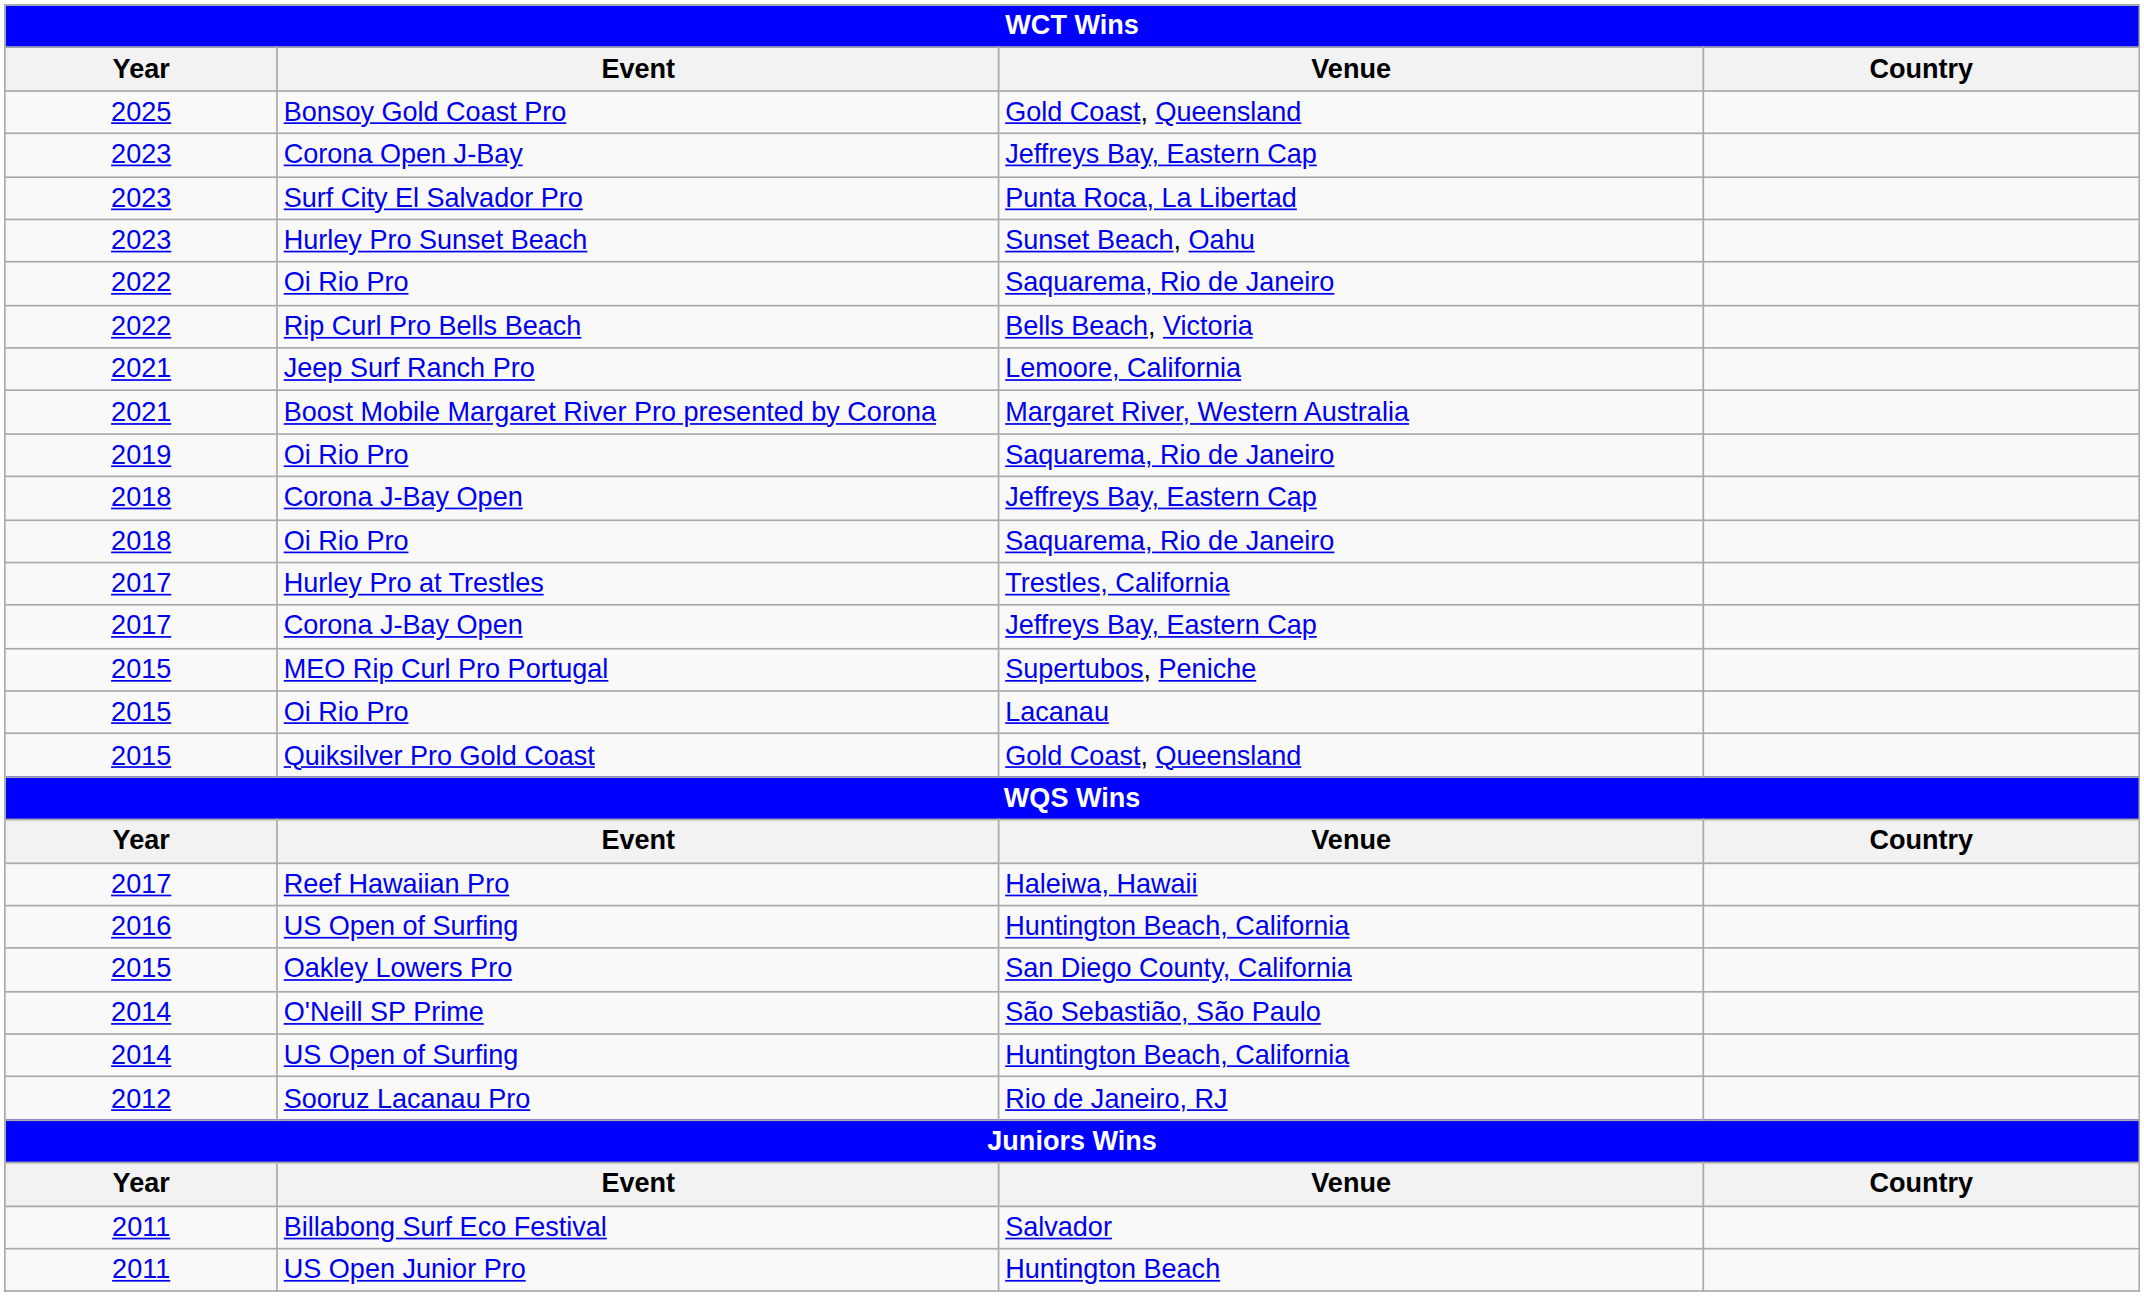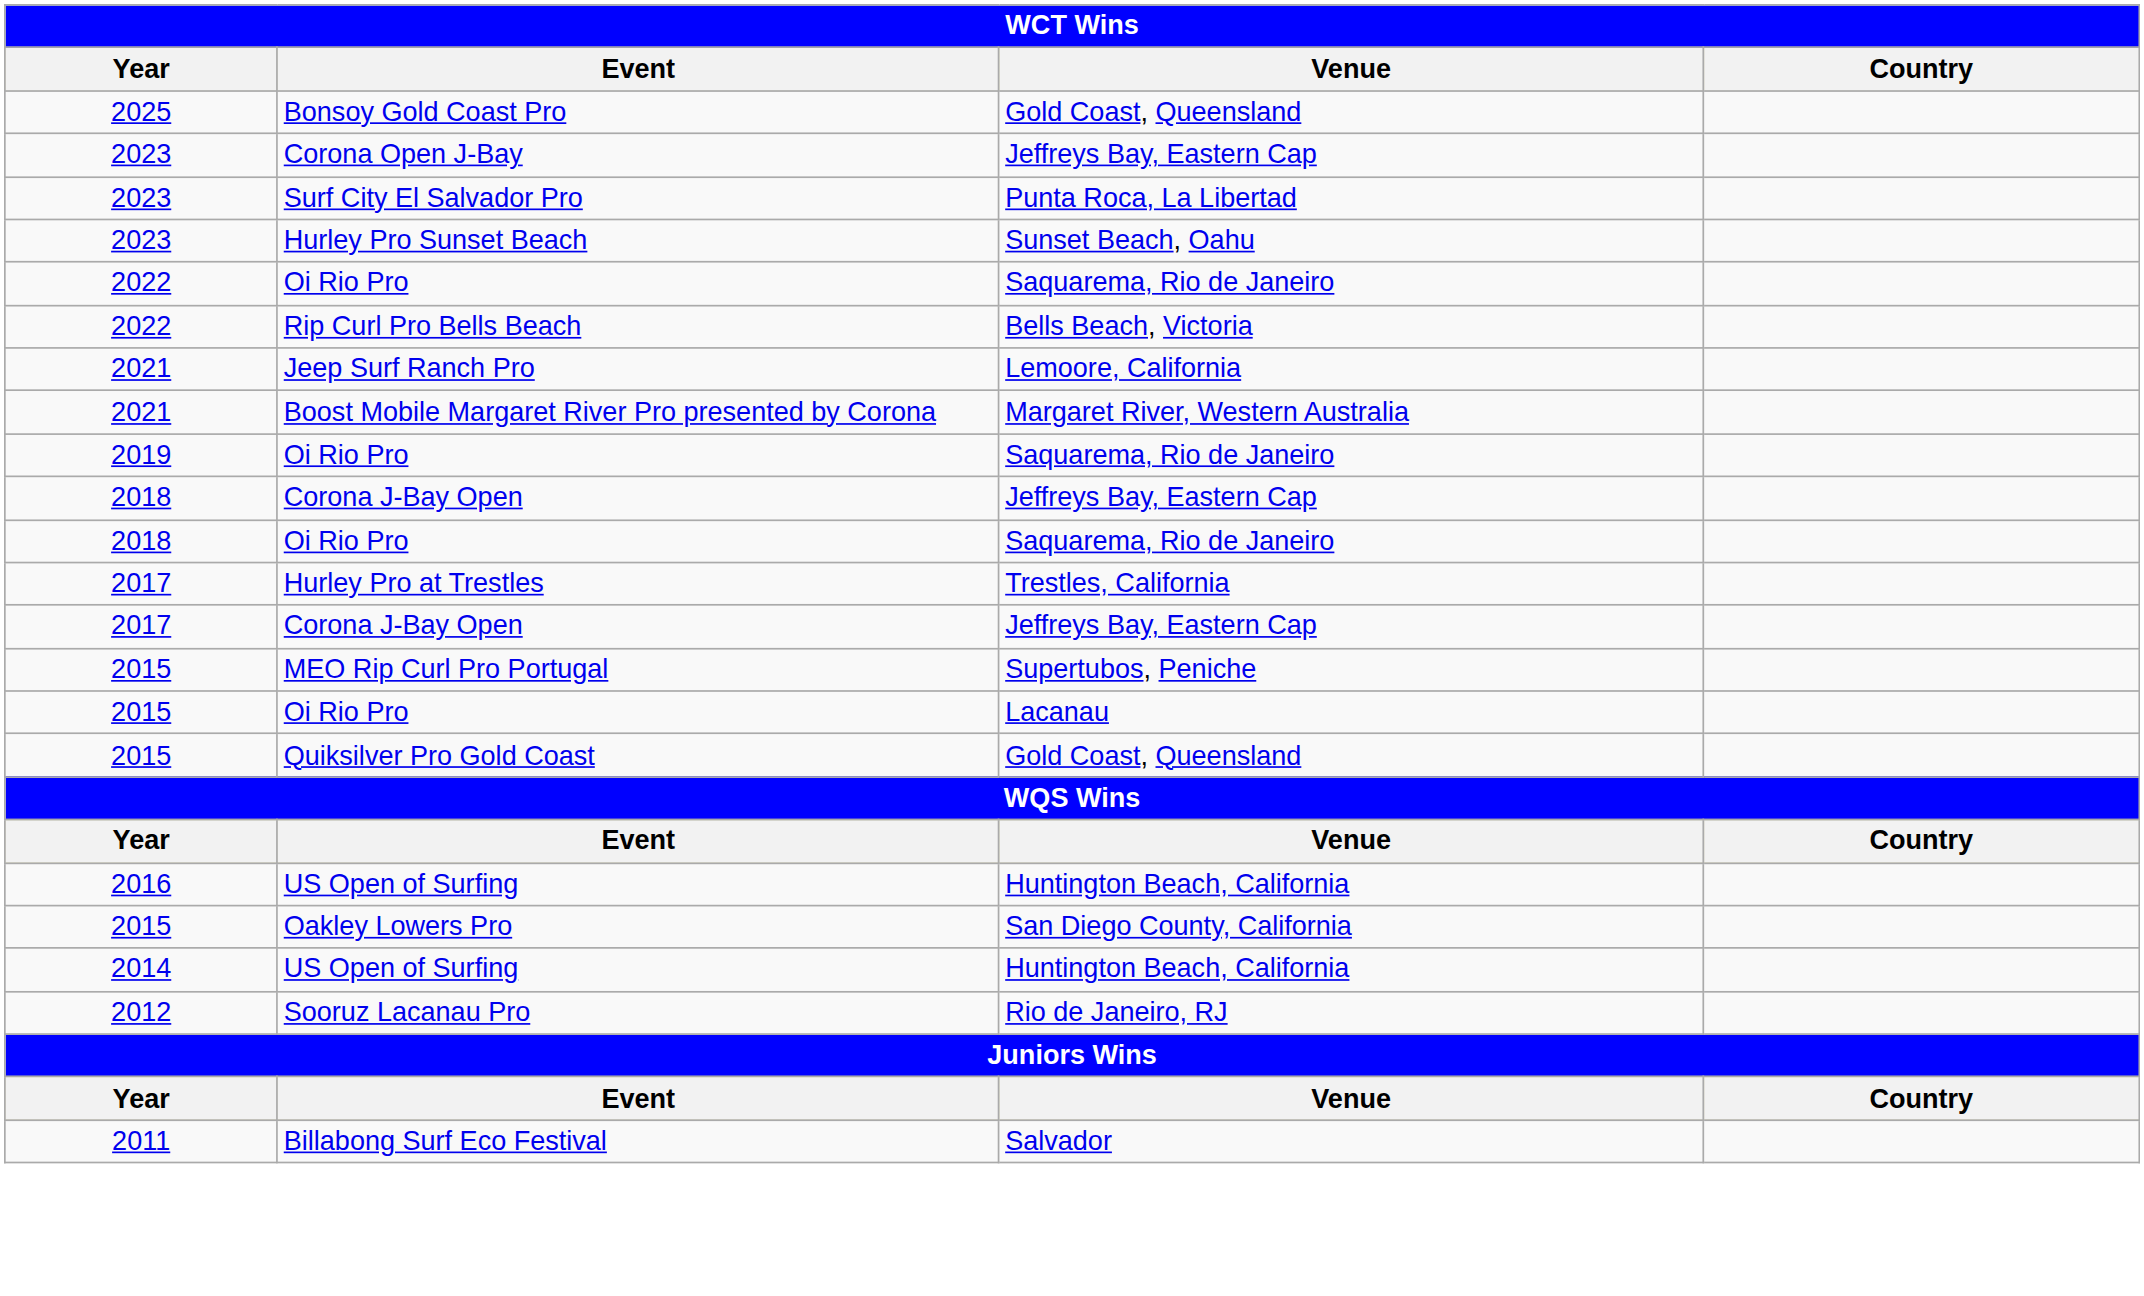- row: (141, 883)
- row: (141, 1012)
- row: (141, 1269)
